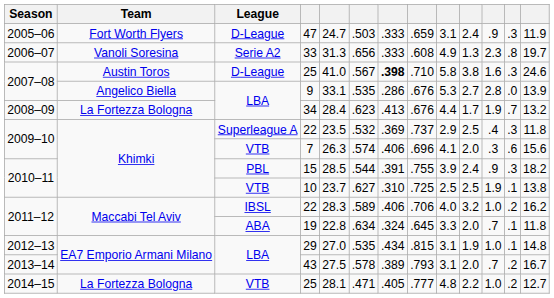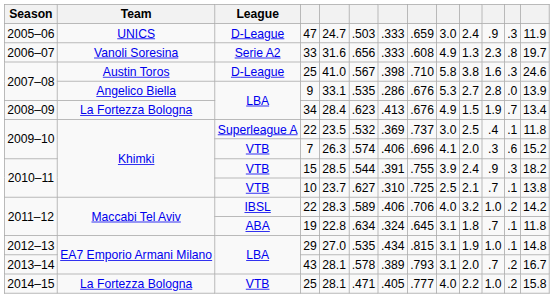(136, 33) Fort Worth Flyers -> (136, 33) UNICS
(448, 33) 3.1 -> (448, 33) 3.0
(334, 53) 31.3 -> (334, 53) 31.6
(393, 72) bold -> (393, 72) normal
(448, 110) 4.4 -> (448, 110) 4.9
(471, 110) 1.7 -> (471, 110) 1.5
(535, 110) 13.2 -> (535, 110) 13.4
(448, 130) 2.9 -> (448, 130) 3.0
(512, 130) .3 -> (512, 130) .1
(535, 149) 15.6 -> (535, 149) 15.2
(258, 168) PBL -> (258, 168) VTB
(471, 187) 2.5 -> (471, 187) 2.1
(493, 187) 1.9 -> (493, 187) .7
(535, 207) 16.2 -> (535, 207) 14.2
(448, 226) 3.3 -> (448, 226) 3.1
(471, 226) 2.0 -> (471, 226) 1.8
(334, 264) 27.5 -> (334, 264) 28.1
(448, 284) 4.8 -> (448, 284) 4.0
(535, 284) 12.7 -> (535, 284) 15.8
